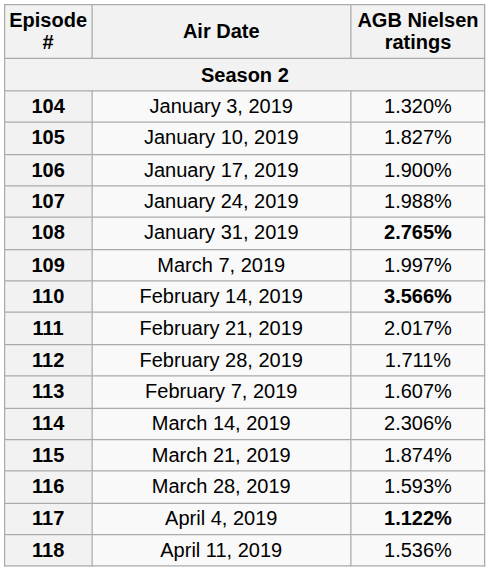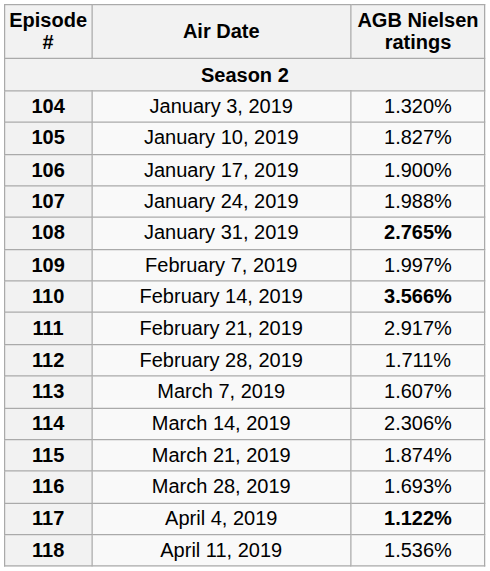(221, 264) March 7, 2019 -> (221, 264) February 7, 2019
(418, 328) 2.017% -> (418, 328) 2.917%
(221, 391) February 7, 2019 -> (221, 391) March 7, 2019
(418, 486) 1.593% -> (418, 486) 1.693%
